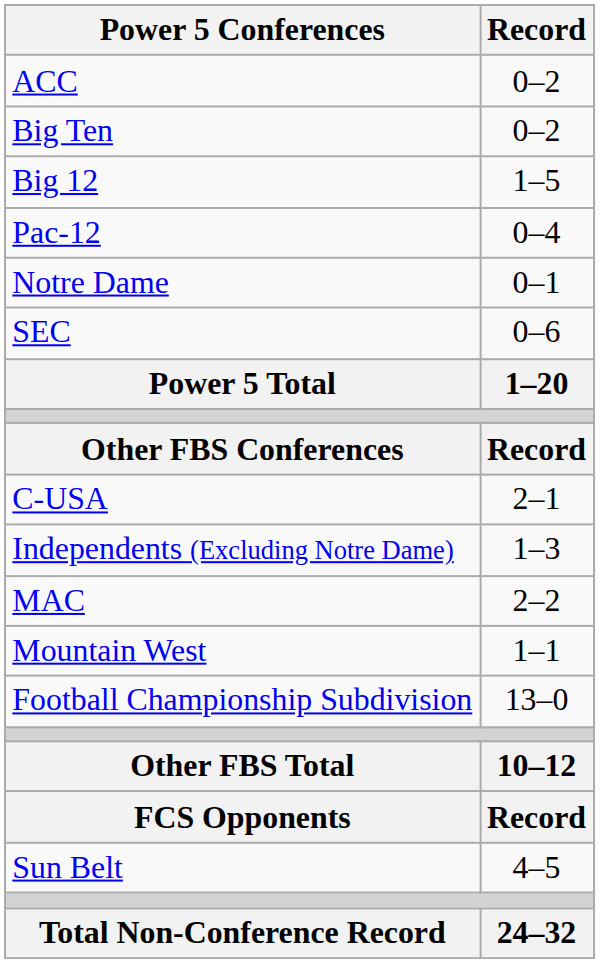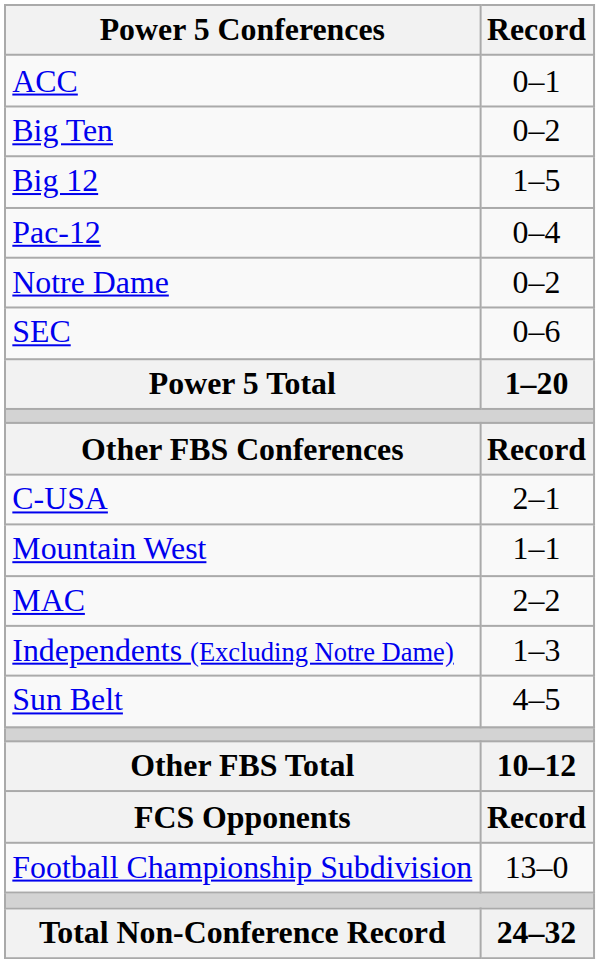(536, 80) 0–2 -> (536, 80) 0–1
(536, 282) 0–1 -> (536, 282) 0–2
rows swapped: (233, 549) <-> (109, 650)
rows swapped: (68, 867) <-> (242, 700)
